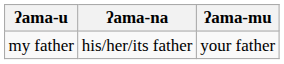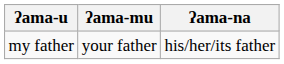columns swapped: (238, 17) <-> (137, 17)
